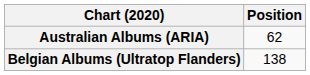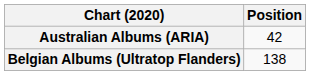(275, 37) 62 -> (275, 37) 42
